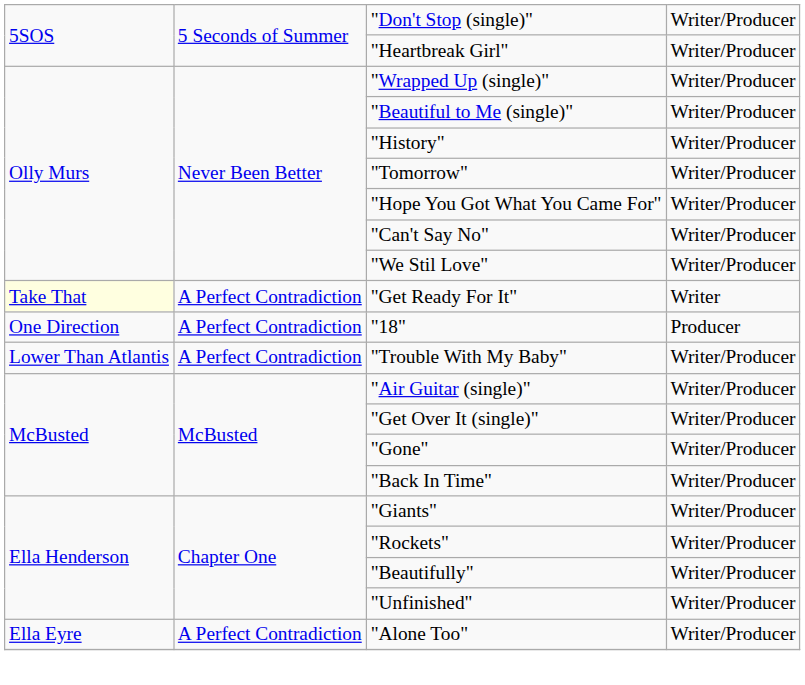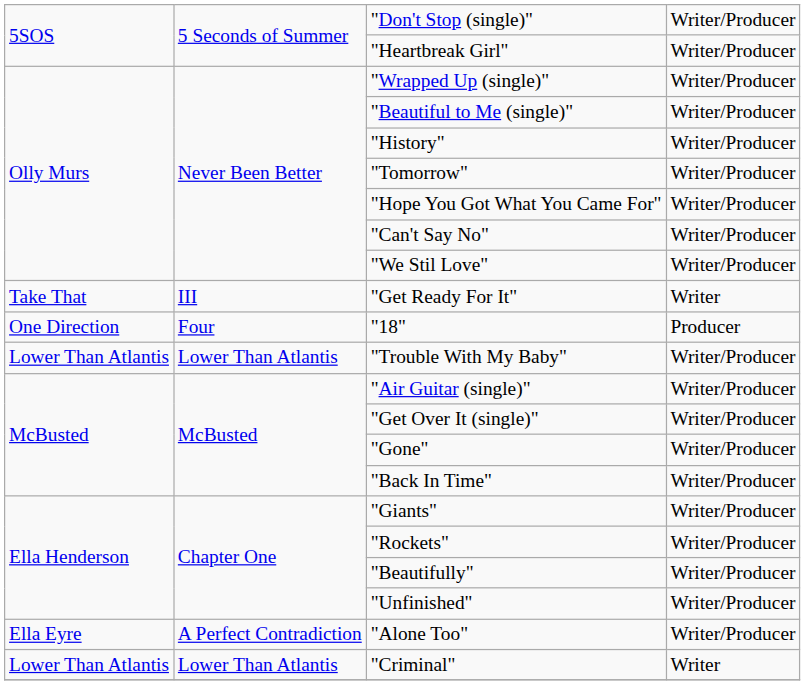(48, 296) lightyellow background -> (48, 296) no background
(270, 296) A Perfect Contradiction -> (188, 296) III
(270, 326) A Perfect Contradiction -> (196, 326) Four
(270, 357) A Perfect Contradiction -> (258, 357) Lower Than Atlantis
+ row: (413, 664)
